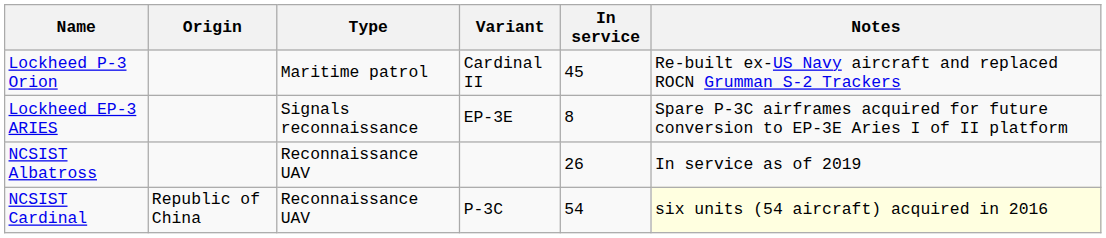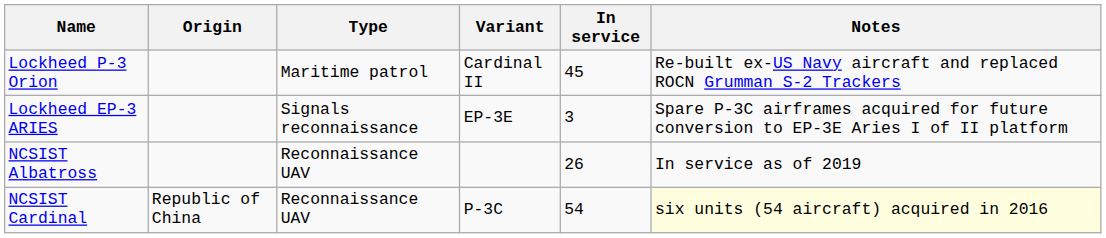(569, 119) 8 -> (569, 119) 3
